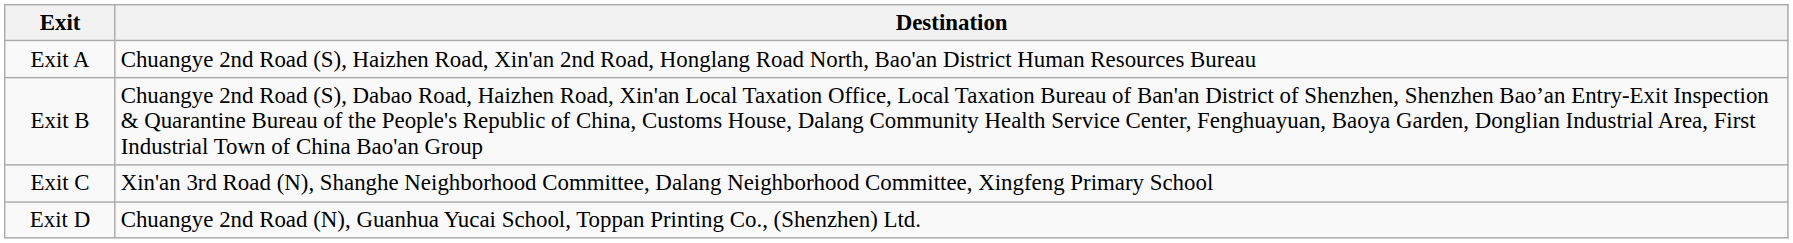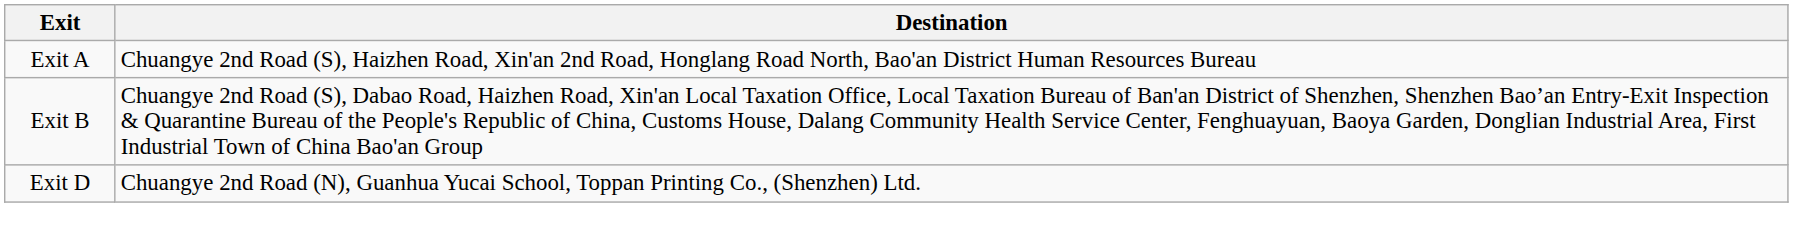- row: (60, 182)
